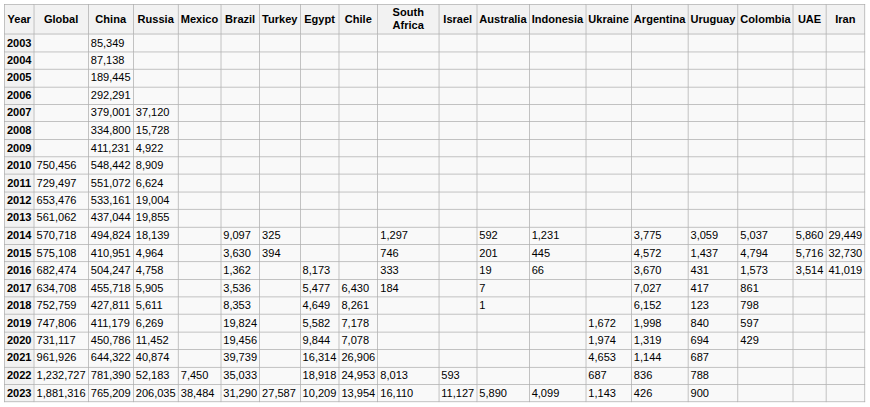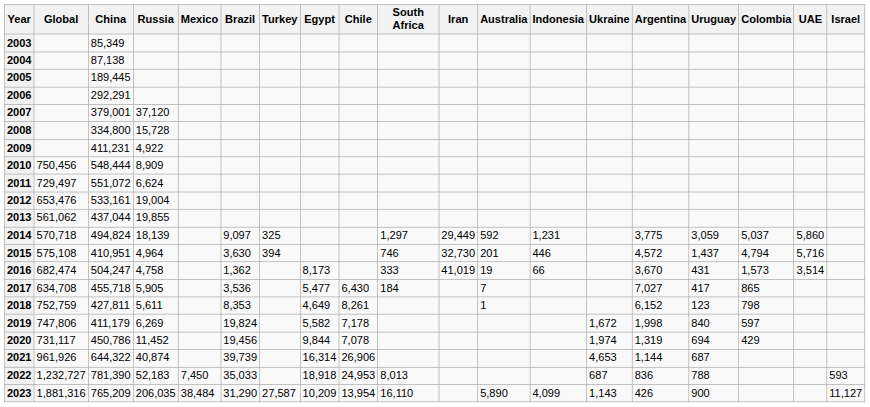columns swapped: (458, 19) <-> (845, 19)
(111, 165) 548,442 -> (111, 165) 548,444
(541, 253) 445 -> (542, 253) 446
(750, 288) 861 -> (750, 288) 865
